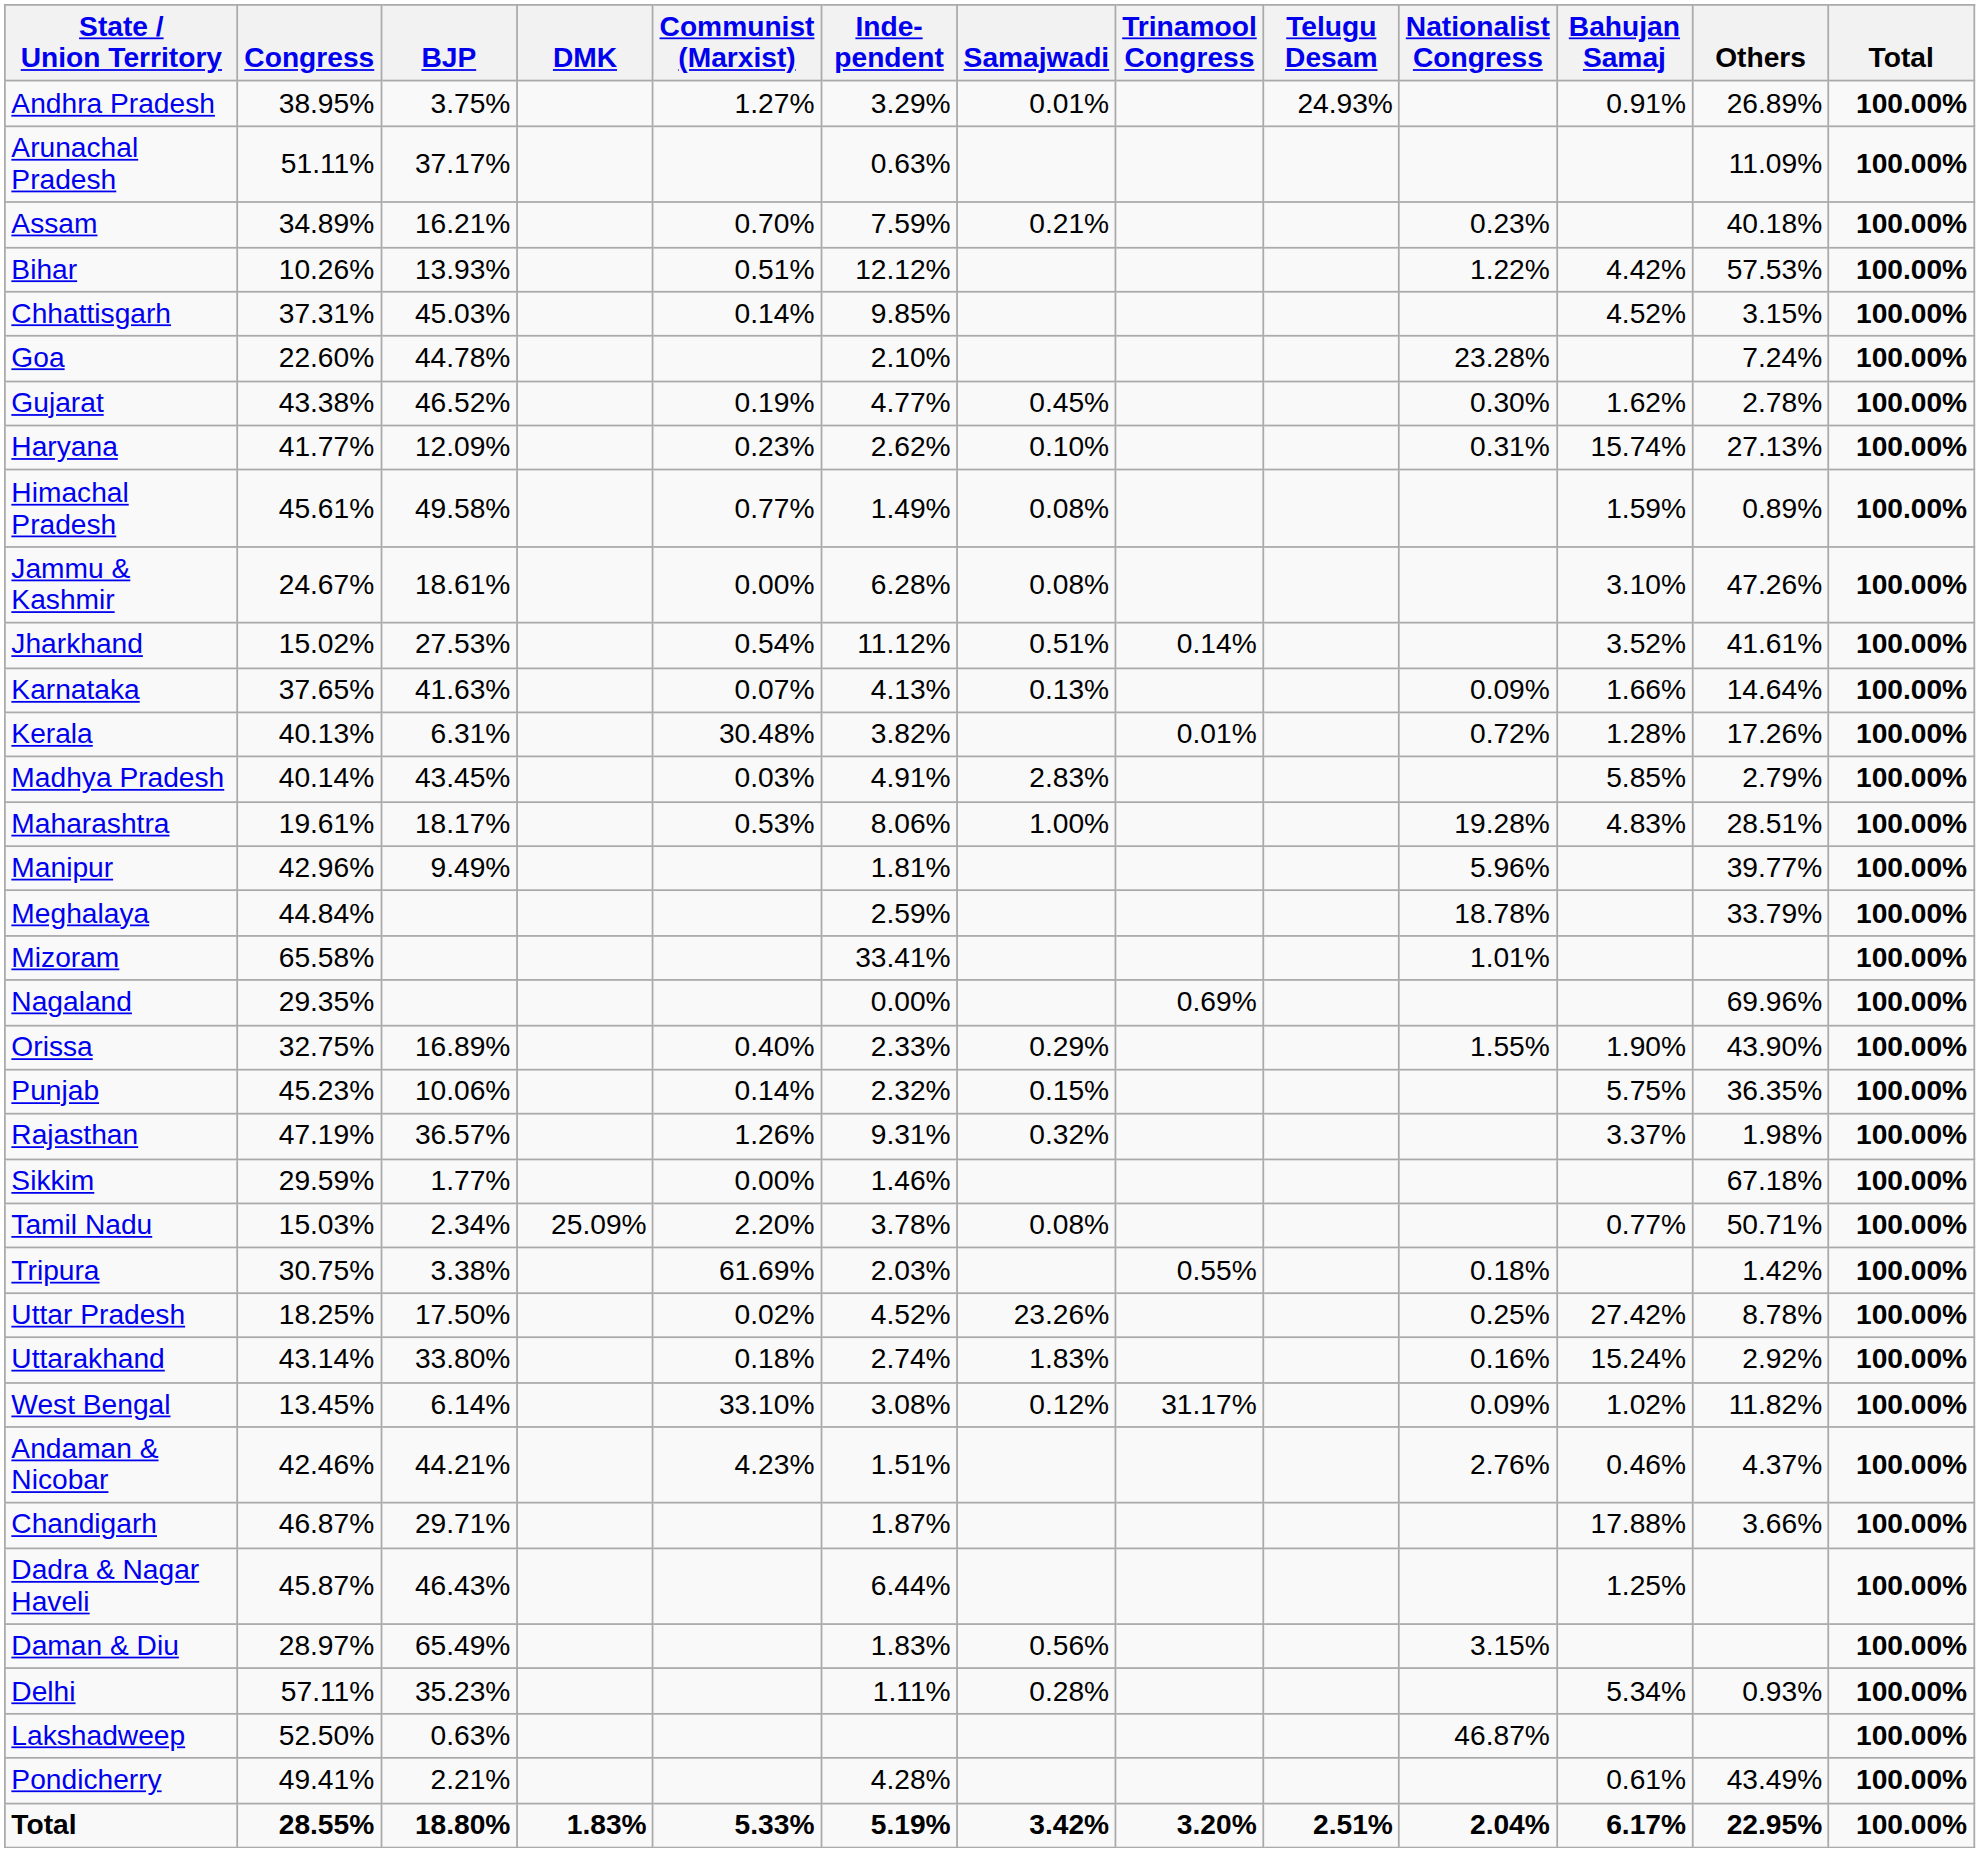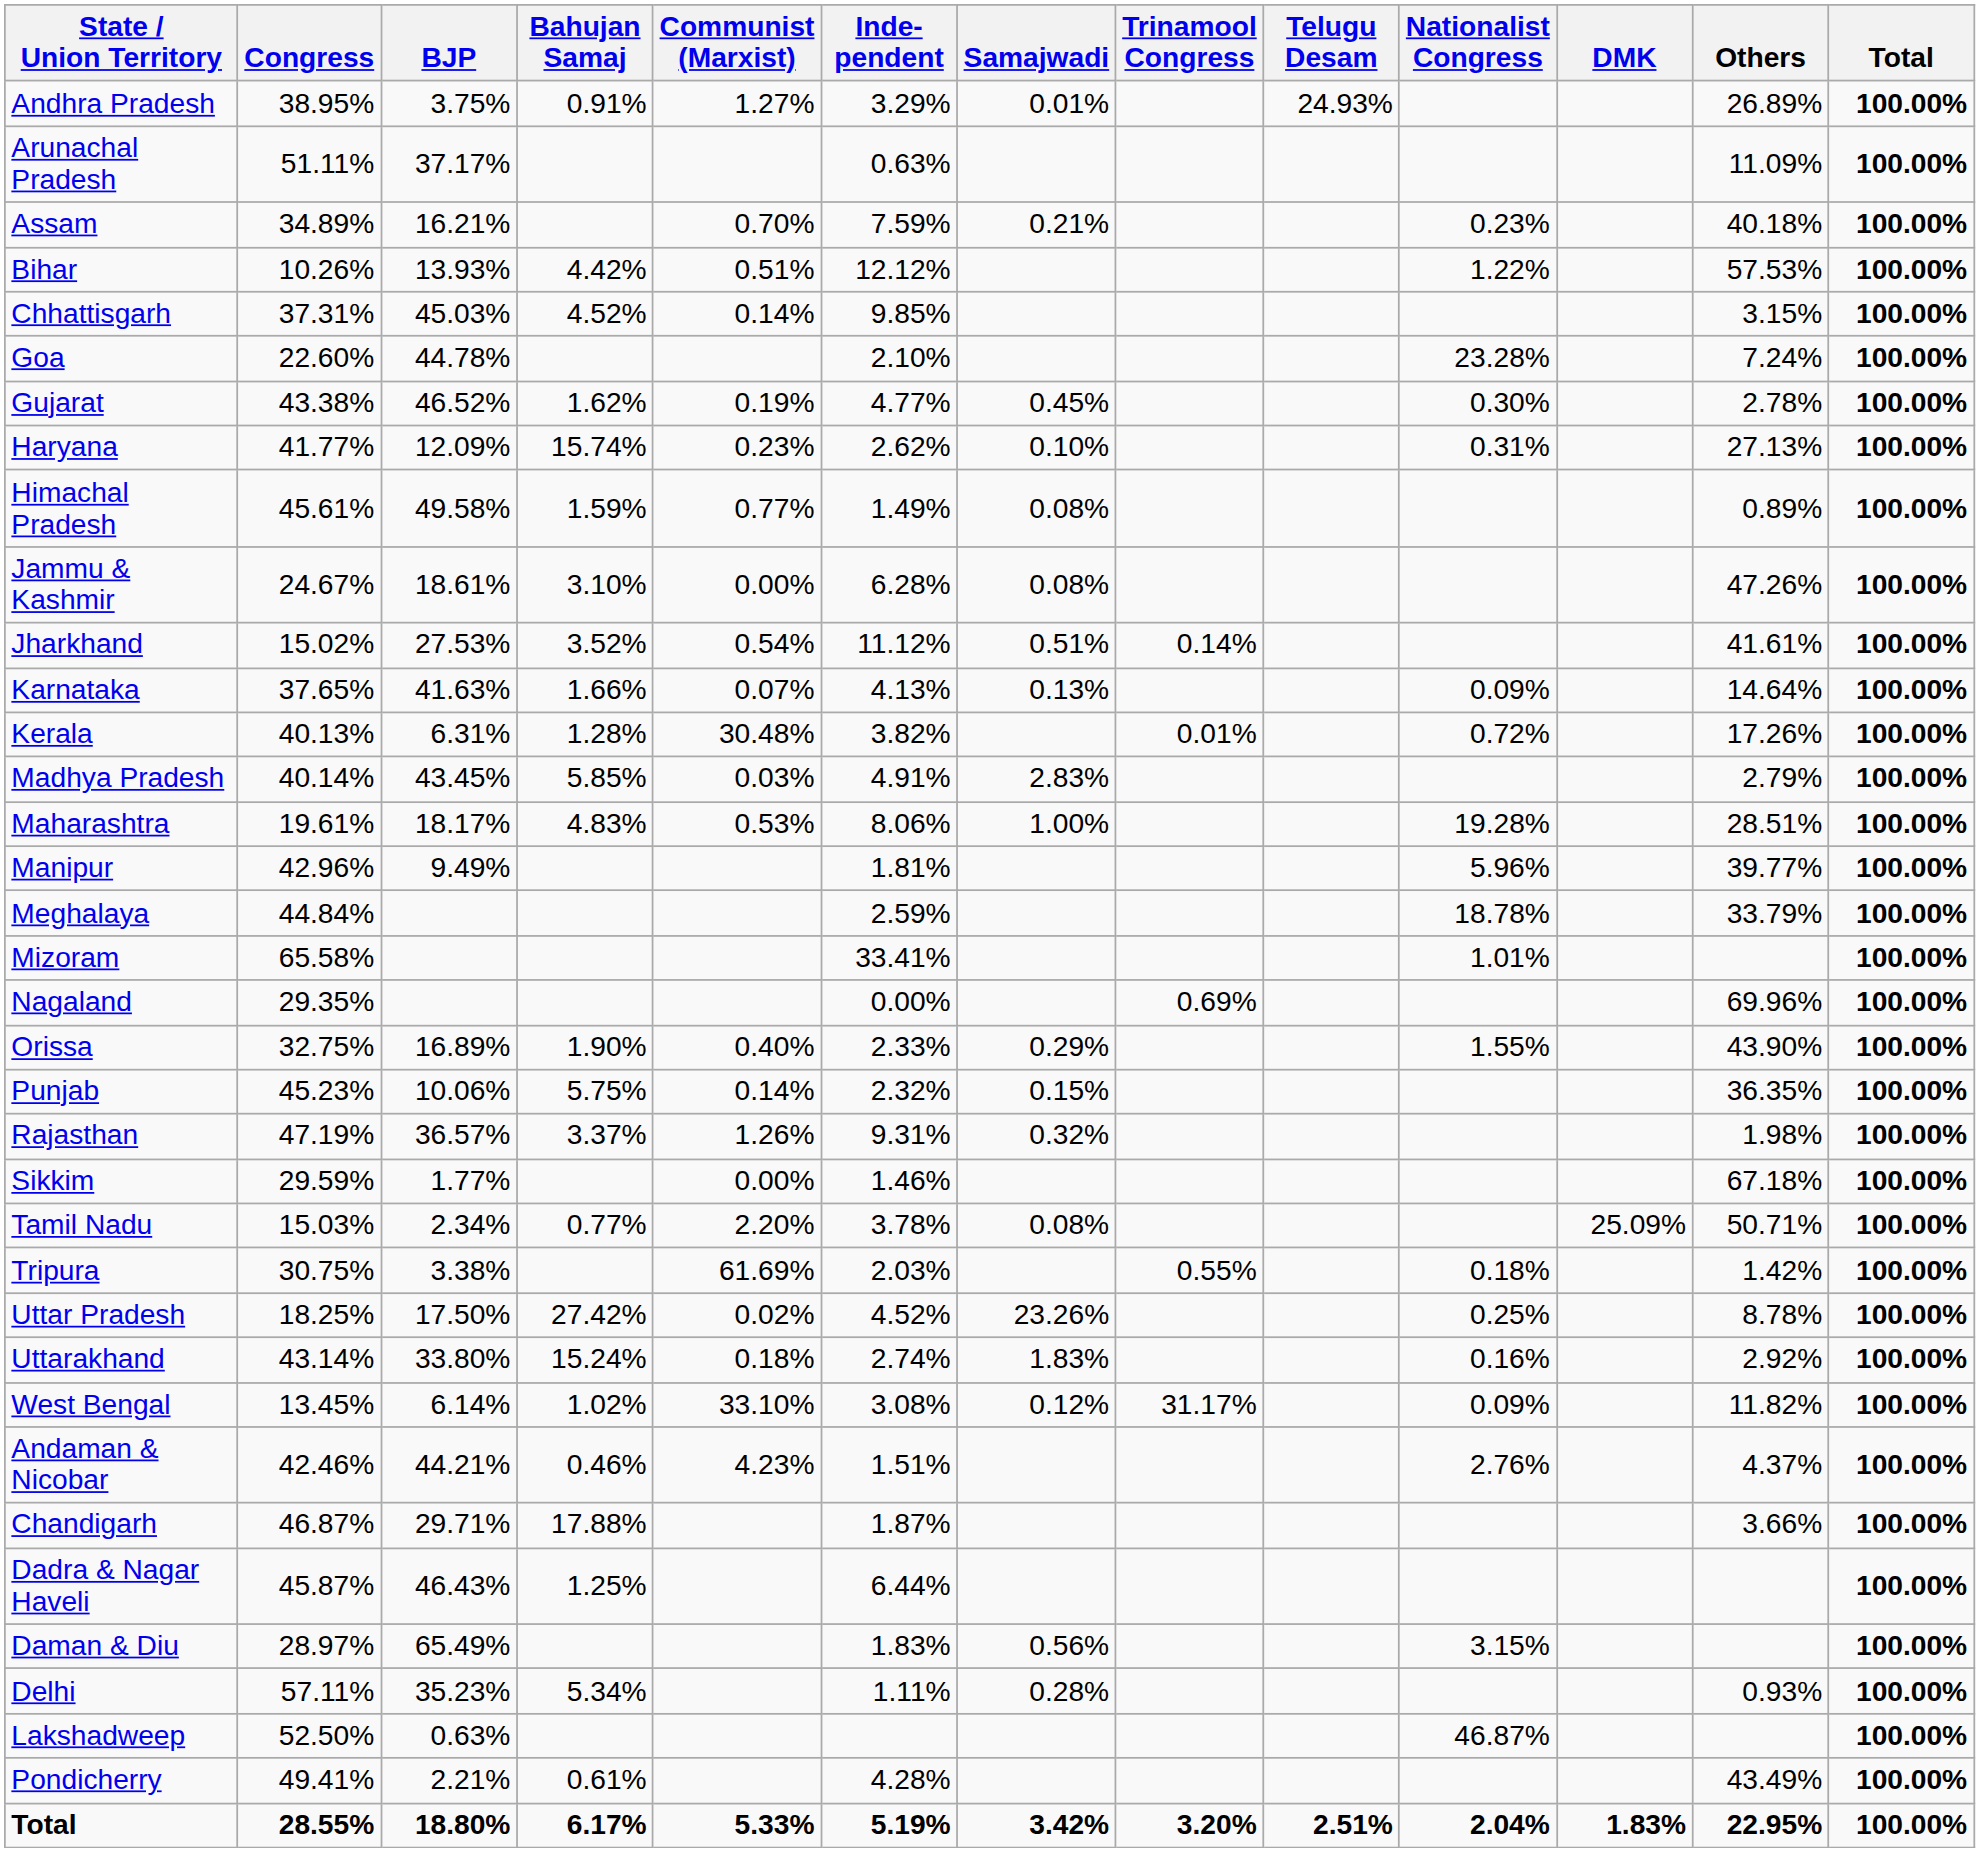columns swapped: (1624, 42) <-> (585, 58)
